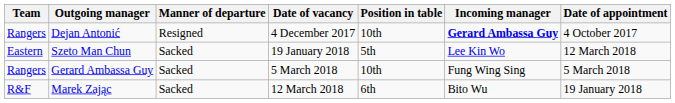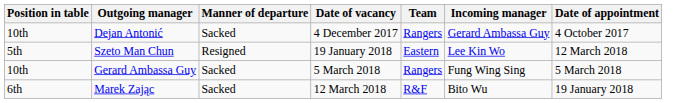columns swapped: (26, 13) <-> (401, 13)
(181, 32) Resigned -> (219, 32) Sacked
(503, 32) bold -> (499, 32) normal
(176, 51) Sacked -> (224, 51) Resigned
